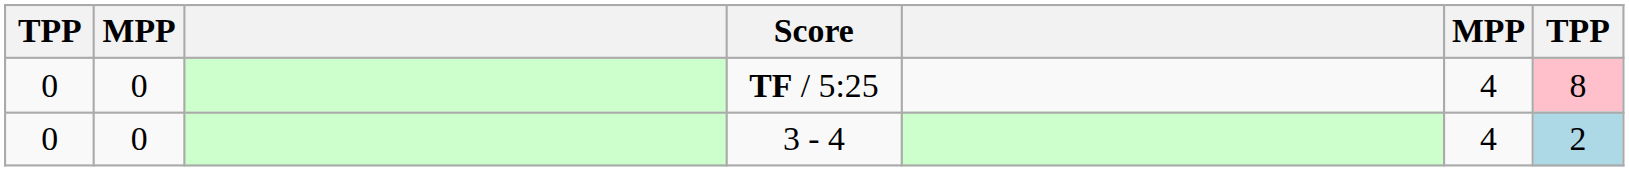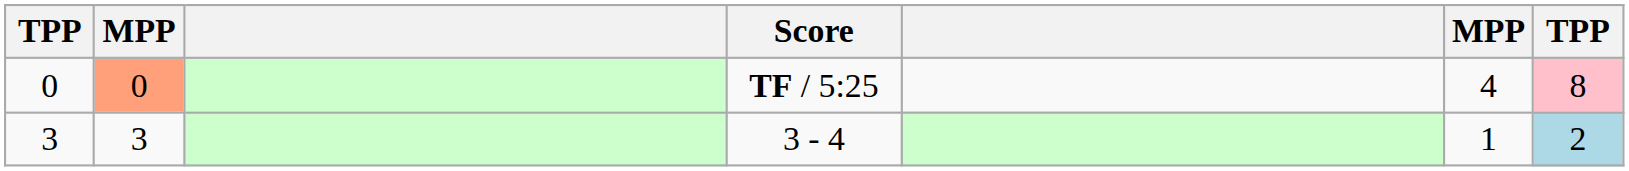(139, 84) no background -> (139, 84) lightsalmon background
(50, 138) 0 -> (50, 138) 3
(139, 138) 0 -> (139, 138) 3
(1489, 138) 4 -> (1489, 138) 1
